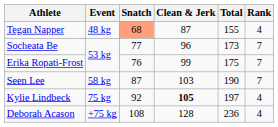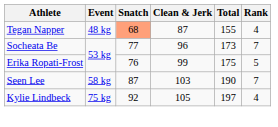(259, 63) 7 -> (256, 63) 5
(186, 97) bold -> (183, 97) normal
- row: (41, 114)
